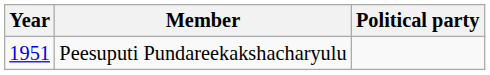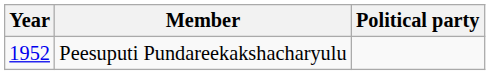(30, 52) 1951 -> (30, 52) 1952
